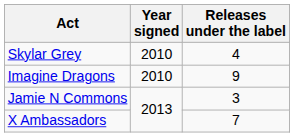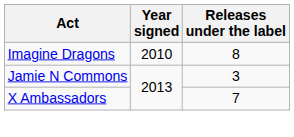- row: (44, 53)
(236, 76) 9 -> (236, 53) 8
